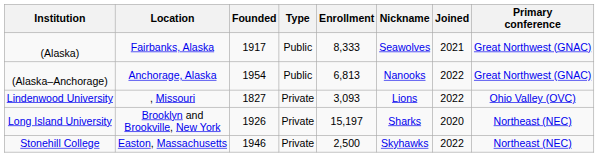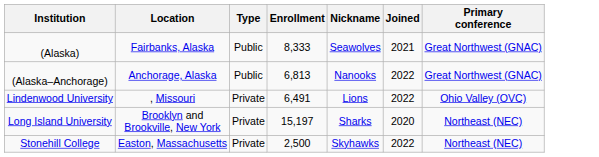- column: (254, 18)
(347, 98) 3,093 -> (297, 98) 6,491
